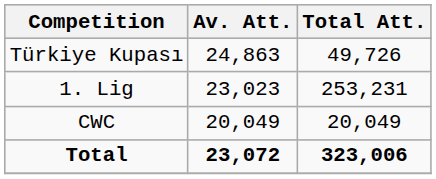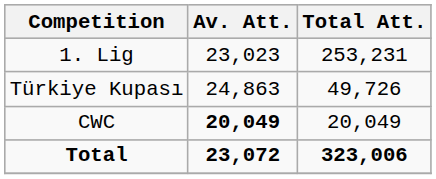rows swapped: (97, 89) <-> (97, 55)
(243, 123) normal -> (243, 123) bold
